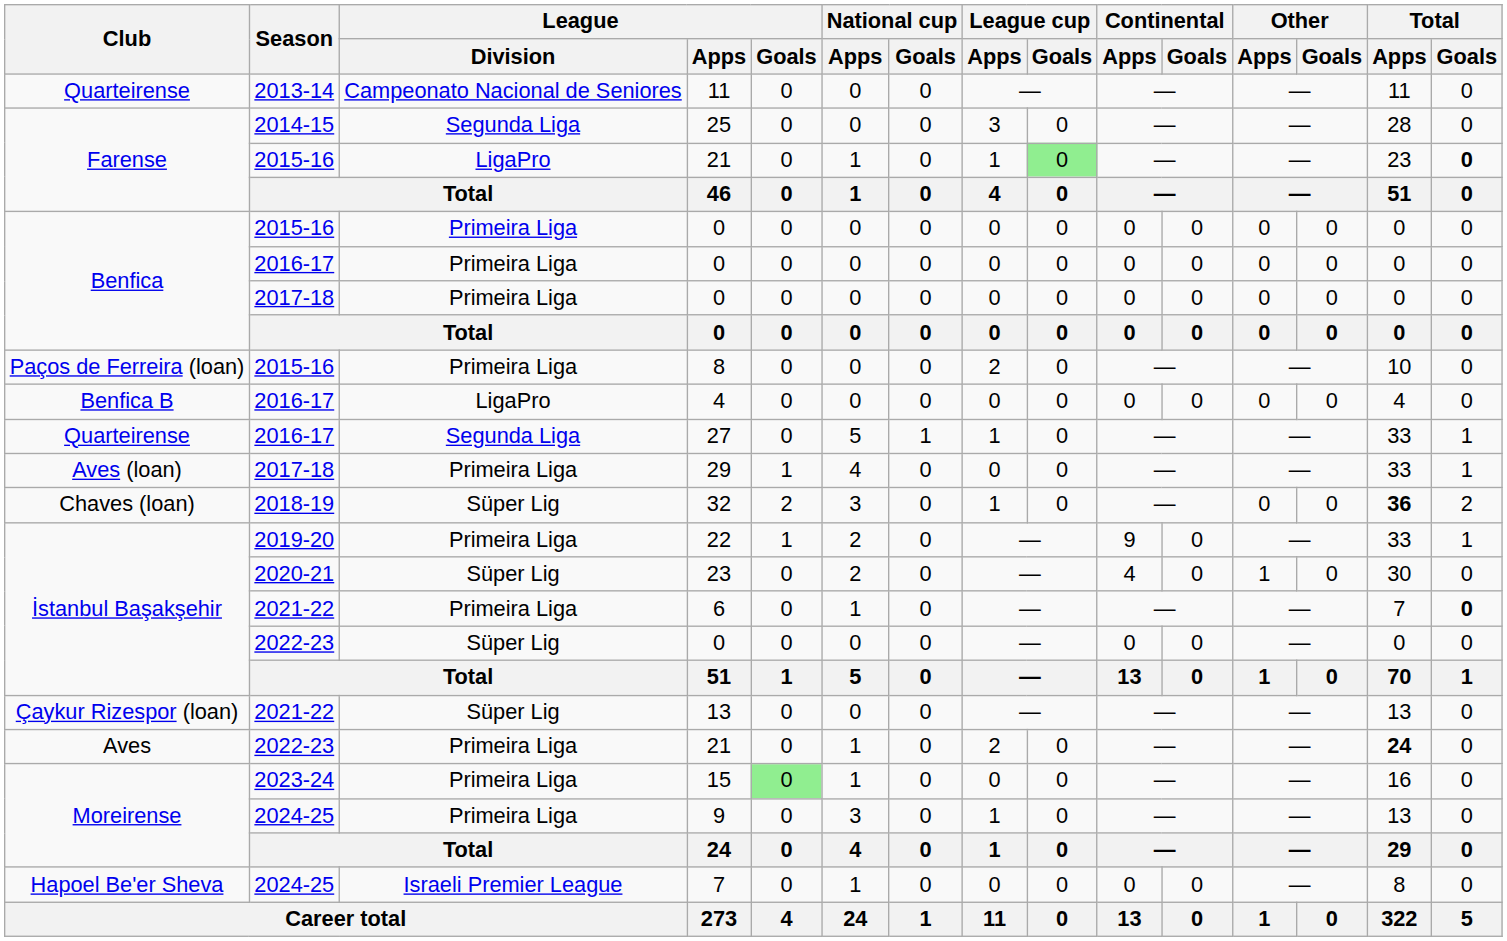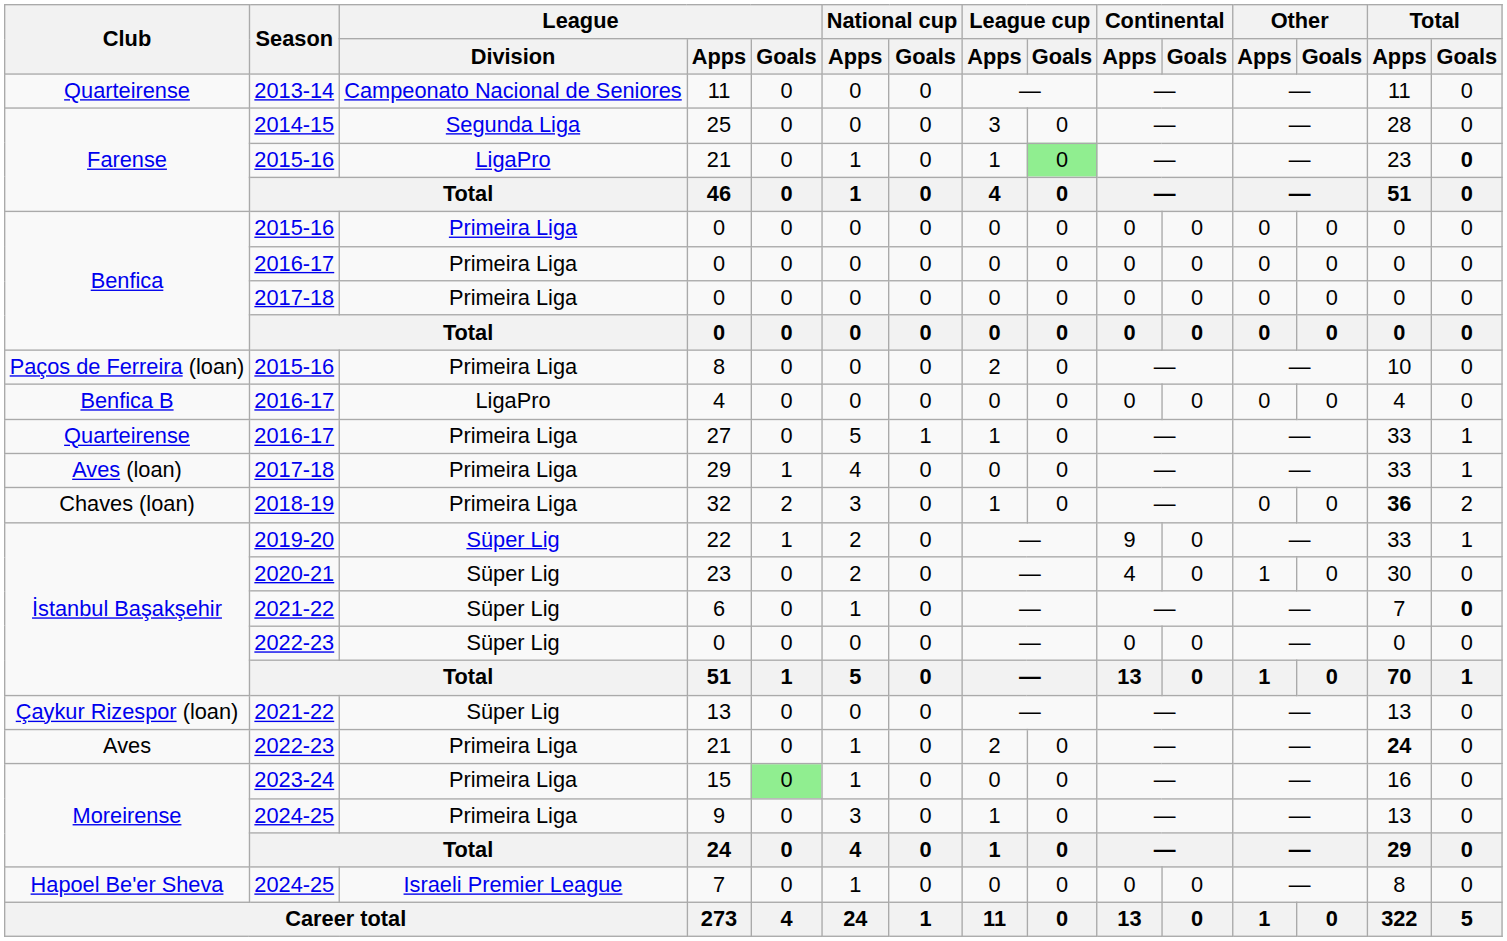(513, 435) Segunda Liga -> (513, 435) Primeira Liga
(513, 504) Süper Lig -> (513, 504) Primeira Liga
(513, 539) Primeira Liga -> (513, 539) Süper Lig
(513, 608) Primeira Liga -> (513, 608) Süper Lig
